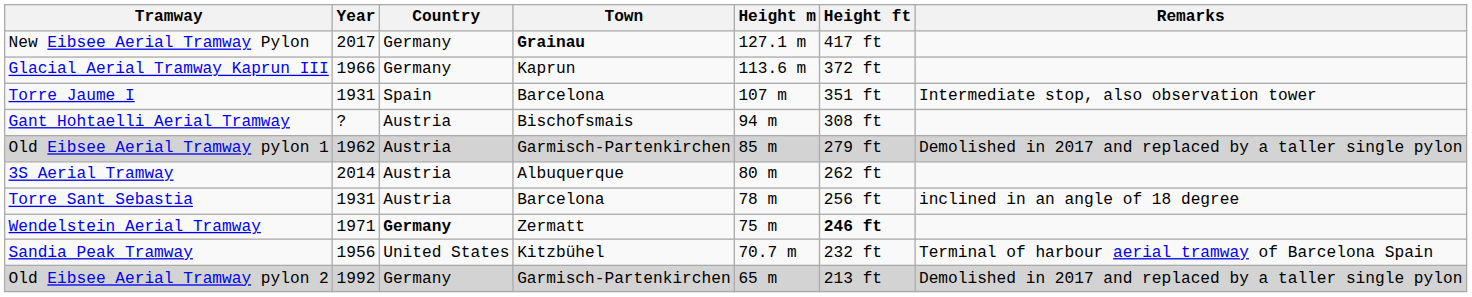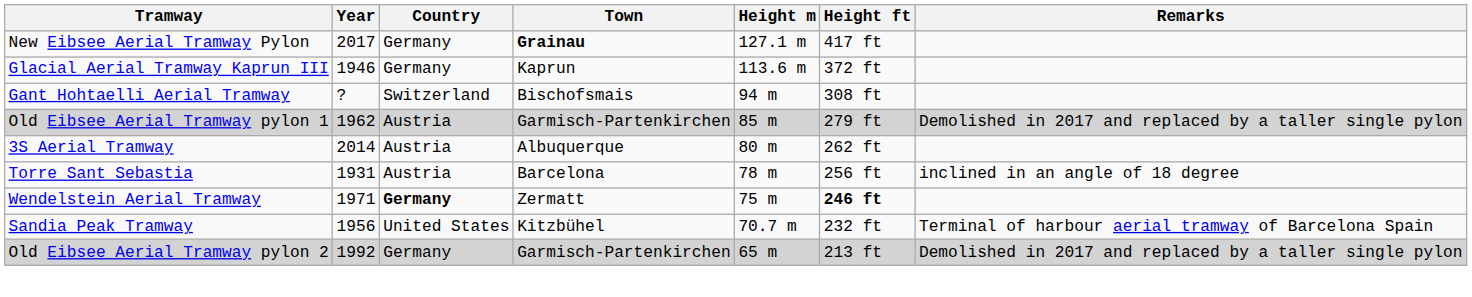(356, 70) 1966 -> (356, 70) 1946
- row: (72, 96)
(417, 123) Austria -> (437, 96) Switzerland
